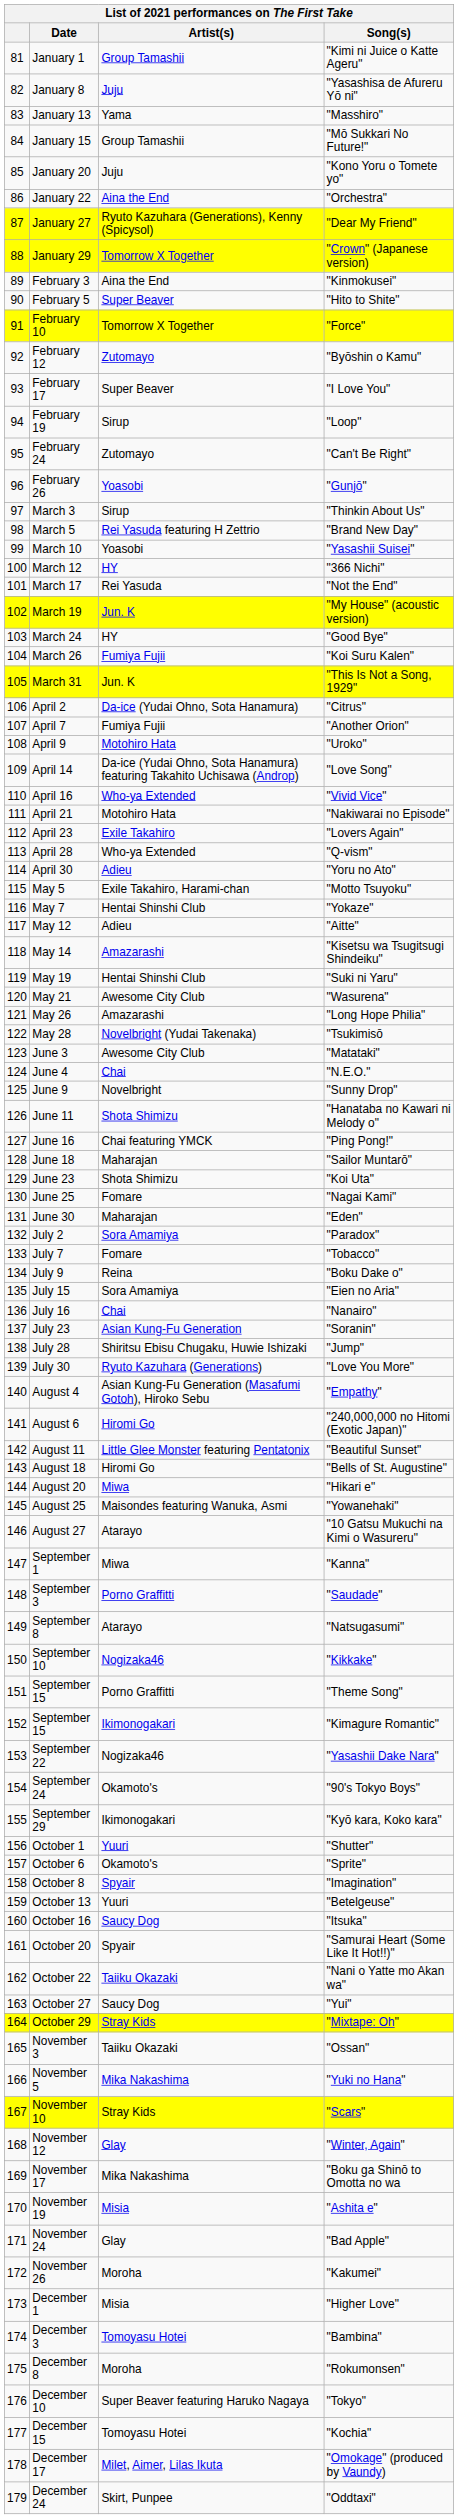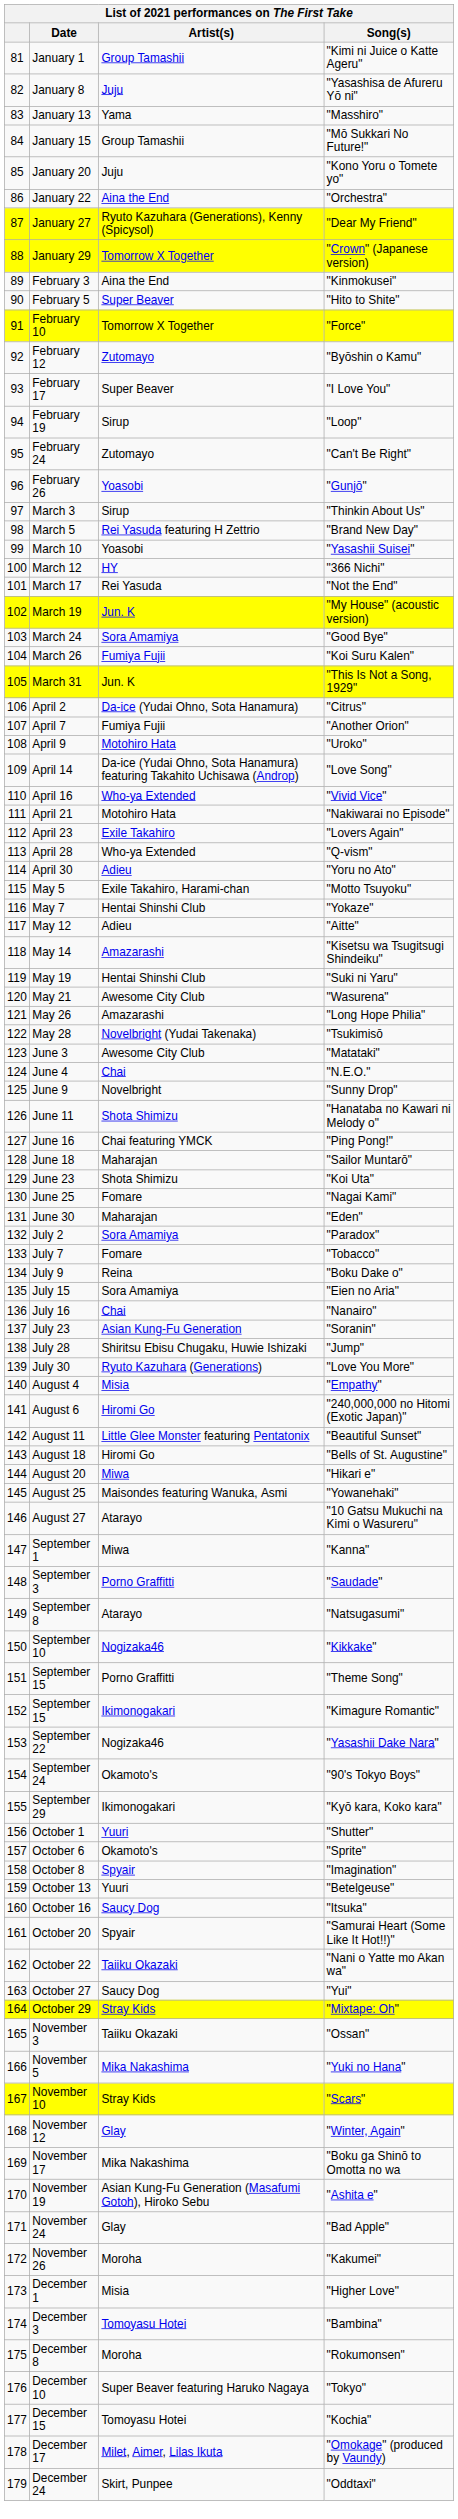(110, 637) HY -> (140, 637) Sora Amamiya
(201, 1392) Asian Kung-Fu Generation (Masafumi Gotoh), Hiroko Sebu -> (115, 1385) Misia
(115, 2208) Misia -> (201, 2195) Asian Kung-Fu Generation (Masafumi Gotoh), Hiroko Sebu
